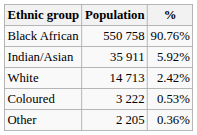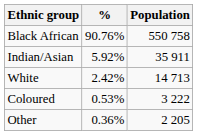columns swapped: (115, 15) <-> (170, 15)
